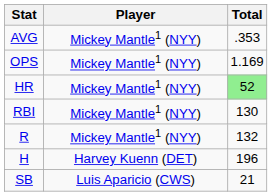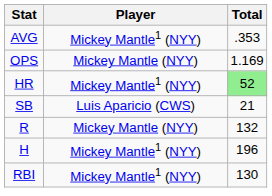(136, 62) Mickey Mantle1 (NYY) -> (136, 60) Mickey Mantle (NYY)
rows swapped: (24, 111) <-> (24, 180)
(136, 136) Mickey Mantle1 (NYY) -> (136, 127) Mickey Mantle (NYY)
(136, 159) Harvey Kuenn (DET) -> (136, 150) Mickey Mantle1 (NYY)
